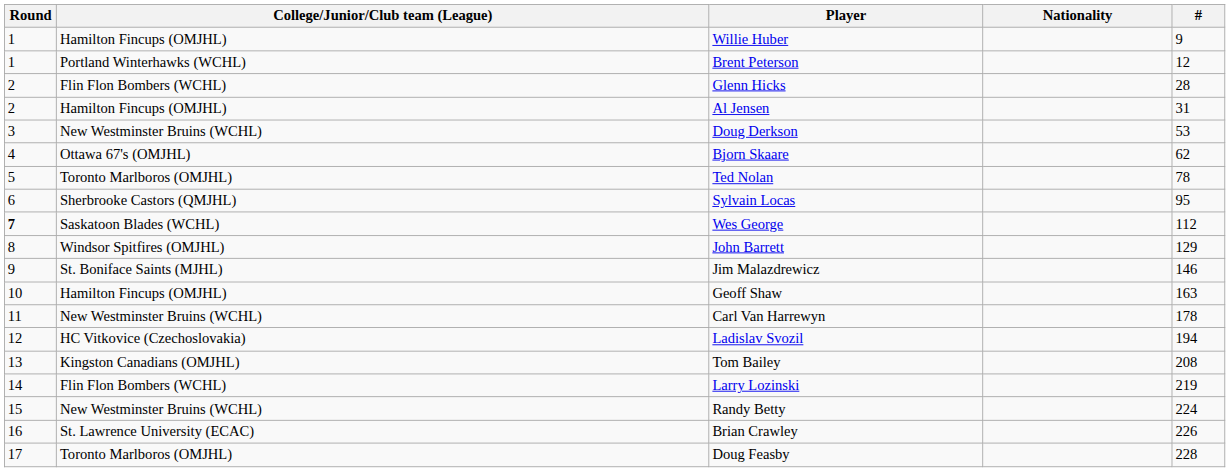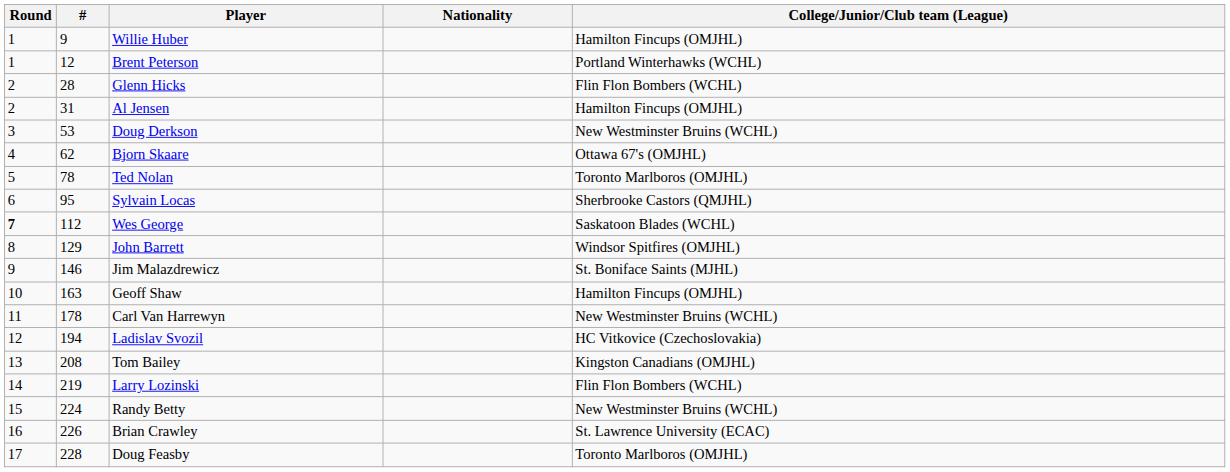columns swapped: (1198, 16) <-> (383, 16)
